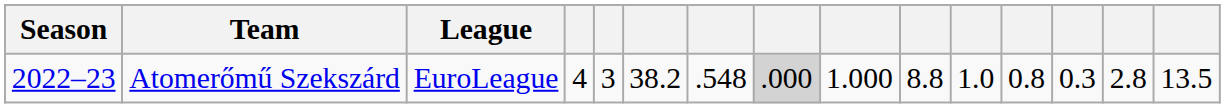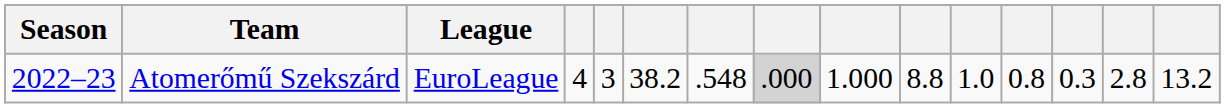(1186, 77) 13.5 -> (1186, 77) 13.2
